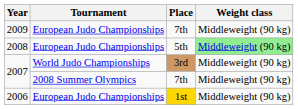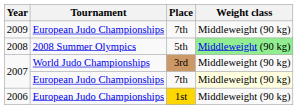(98, 46) European Judo Championships -> (84, 46) 2008 Summer Olympics
(84, 79) 2008 Summer Olympics -> (98, 79) European Judo Championships
(244, 79) no background -> (244, 79) lightyellow background
